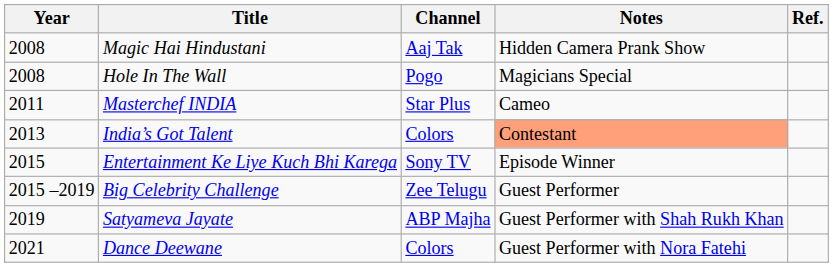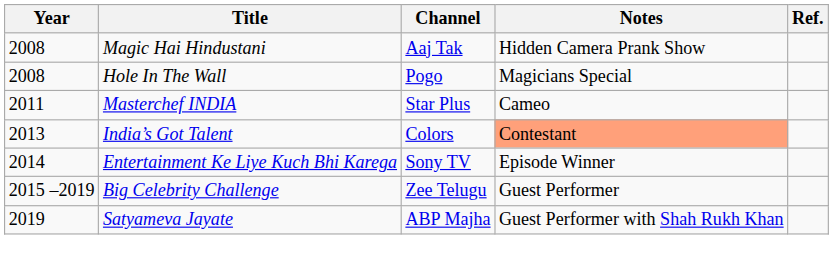(27, 162) 2015 -> (27, 162) 2014
- row: (162, 248)
